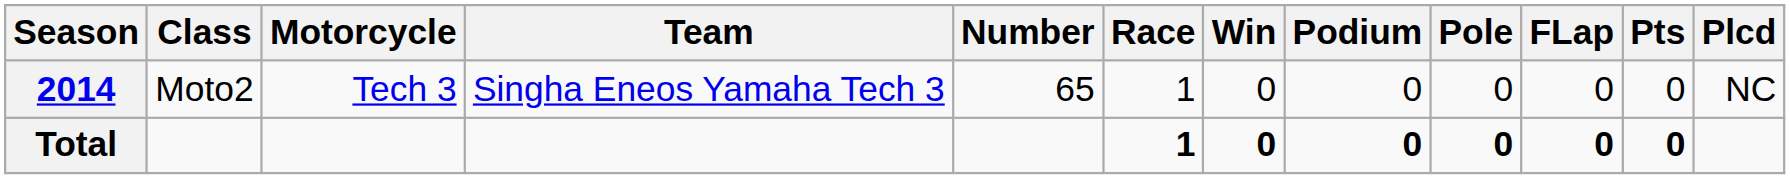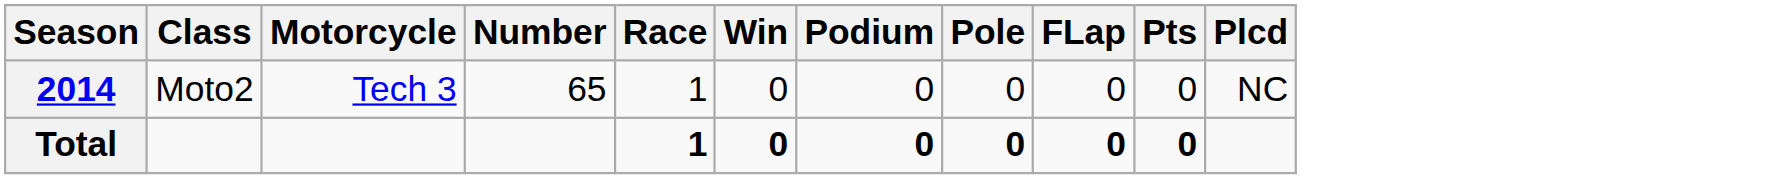- column: (709, 32)
